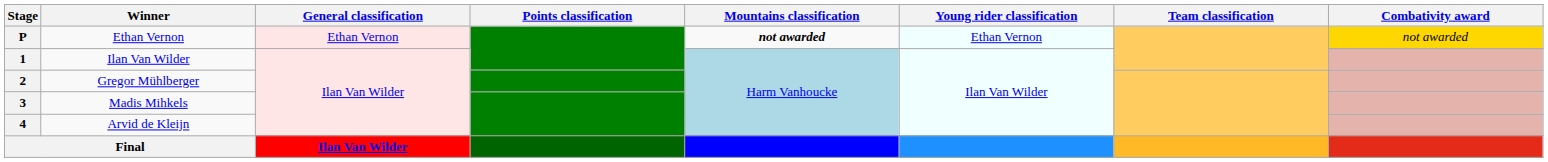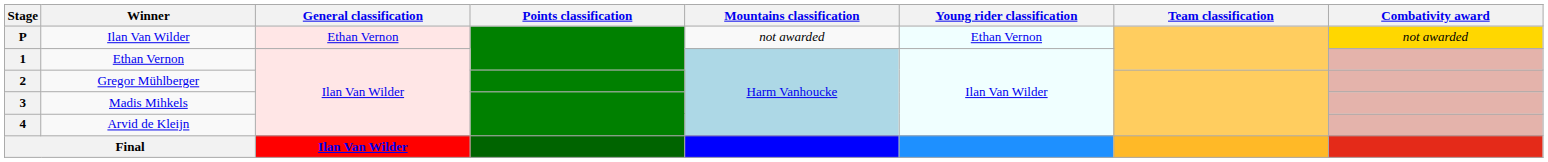(148, 37) Ethan Vernon -> (148, 37) Ilan Van Wilder
(792, 37) bold -> (792, 37) normal
(148, 59) Ilan Van Wilder -> (148, 59) Ethan Vernon
